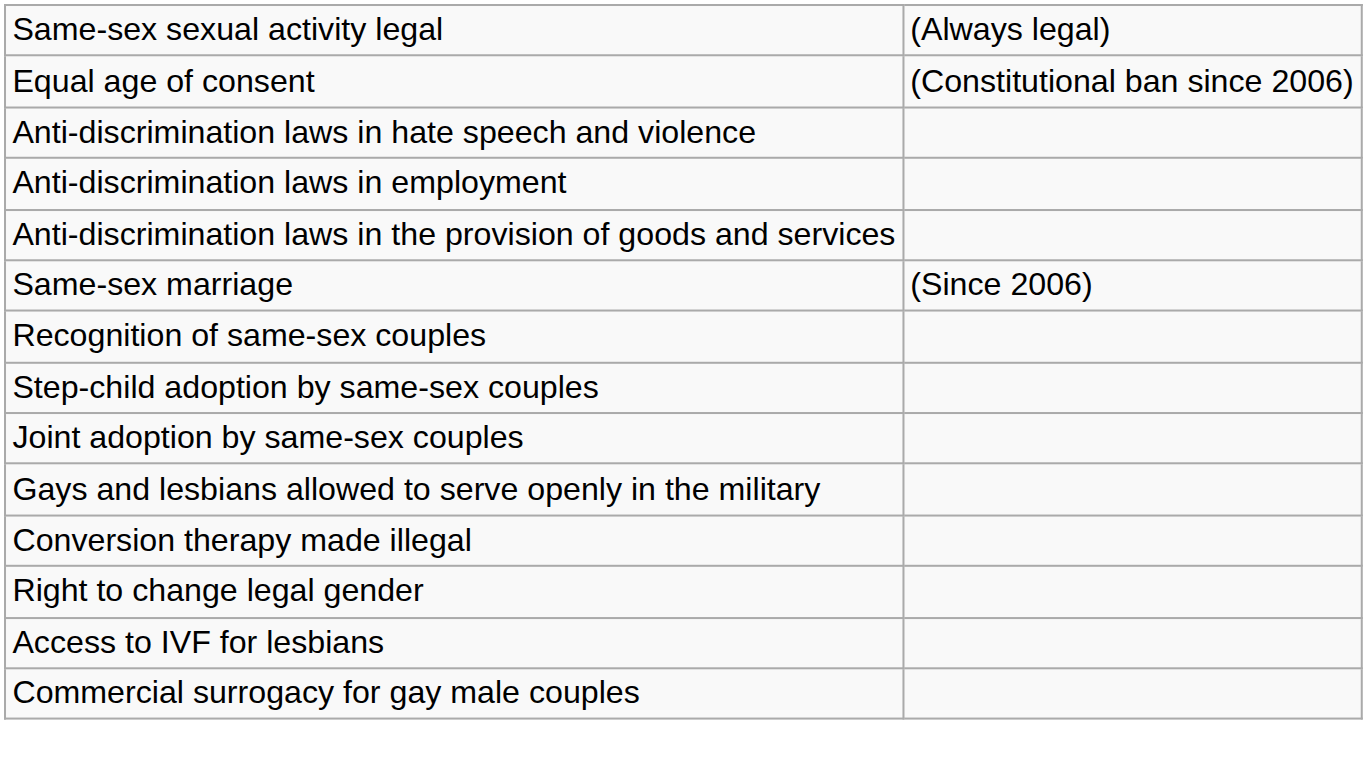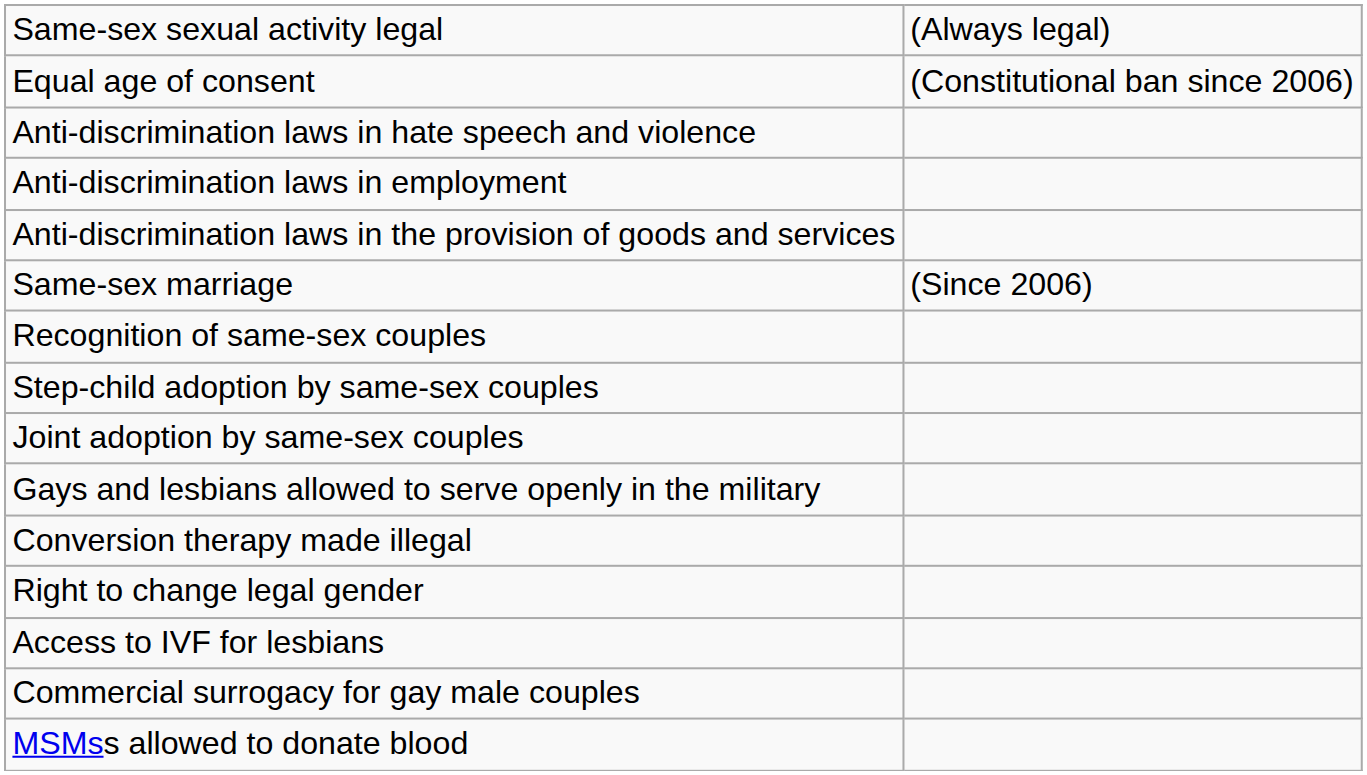+ row: (240, 744)
